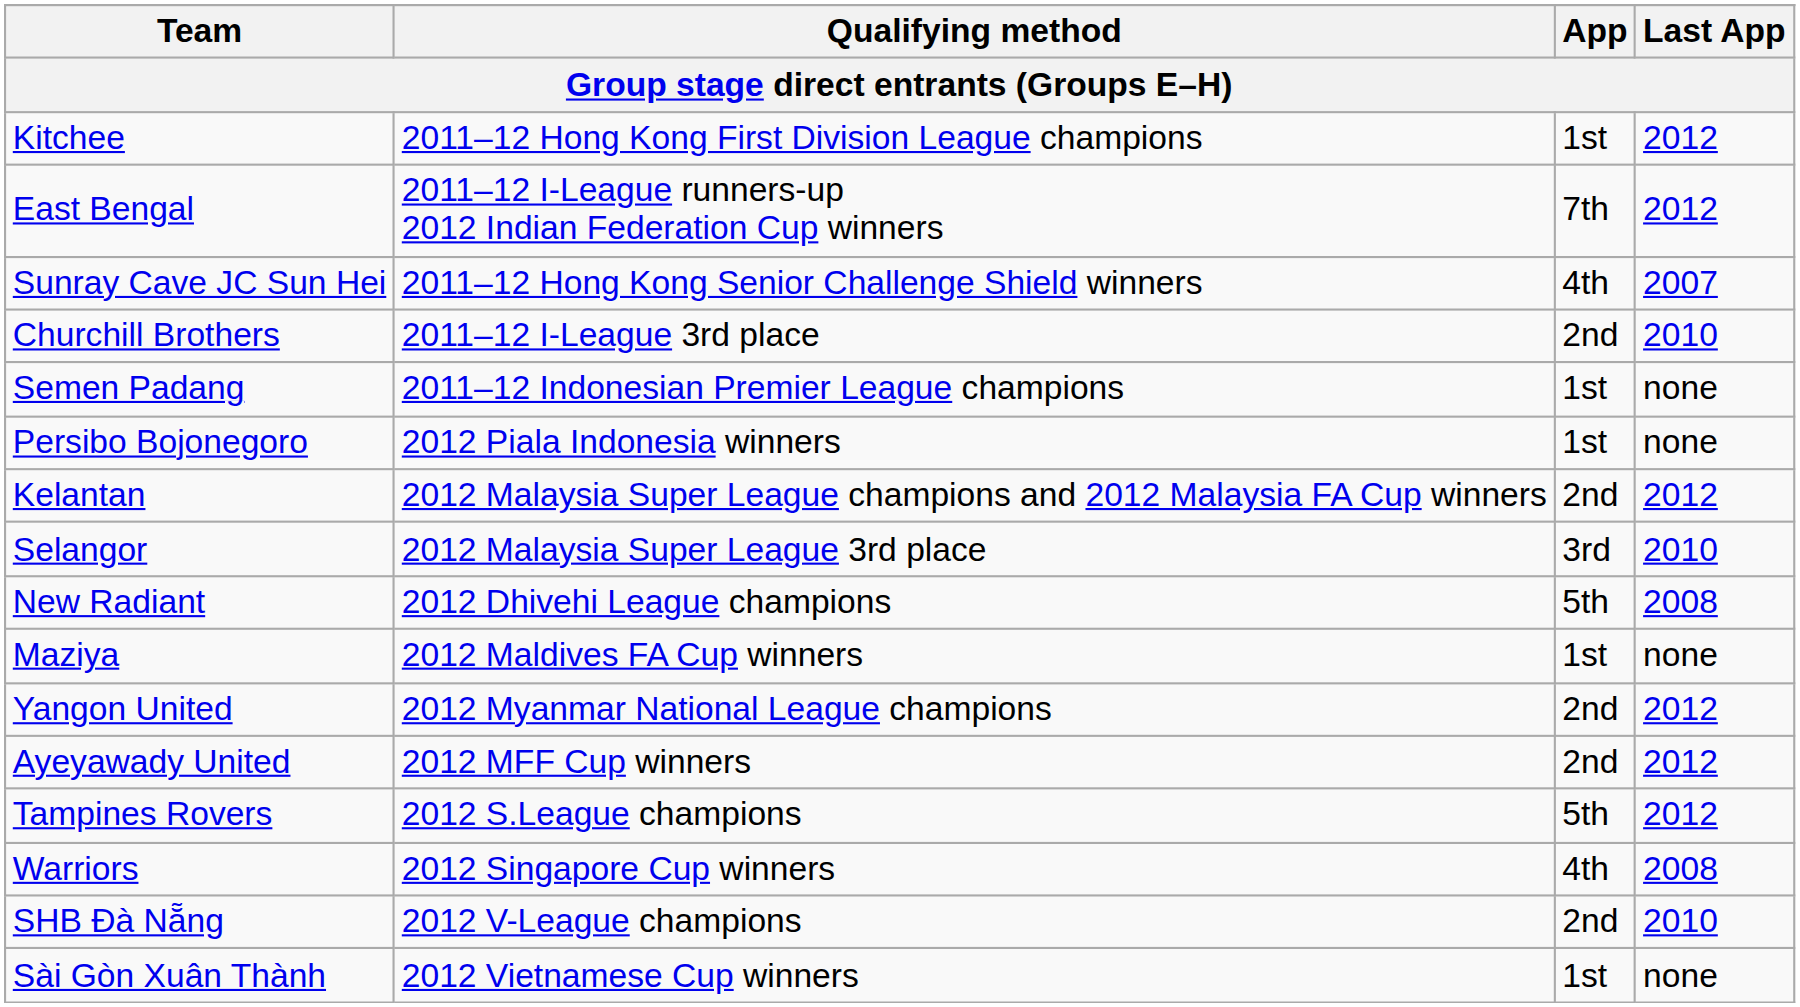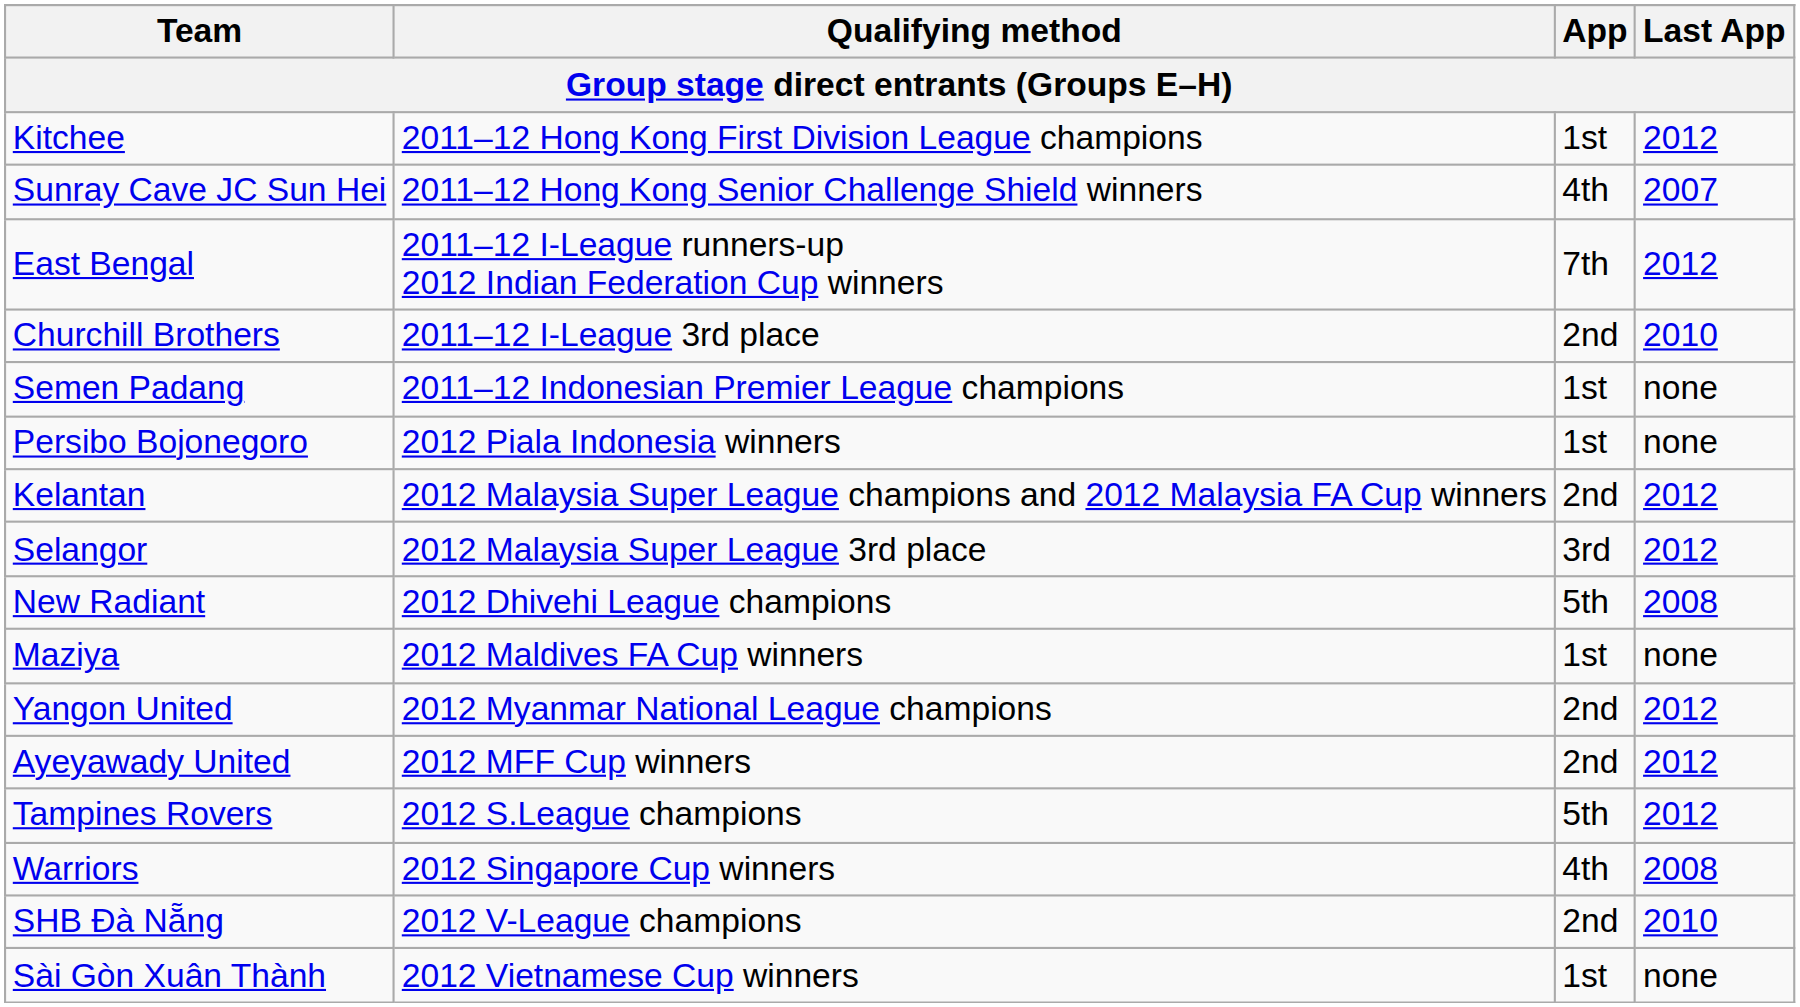rows swapped: (200, 282) <-> (103, 209)
(1680, 548) 2010 -> (1680, 548) 2012
